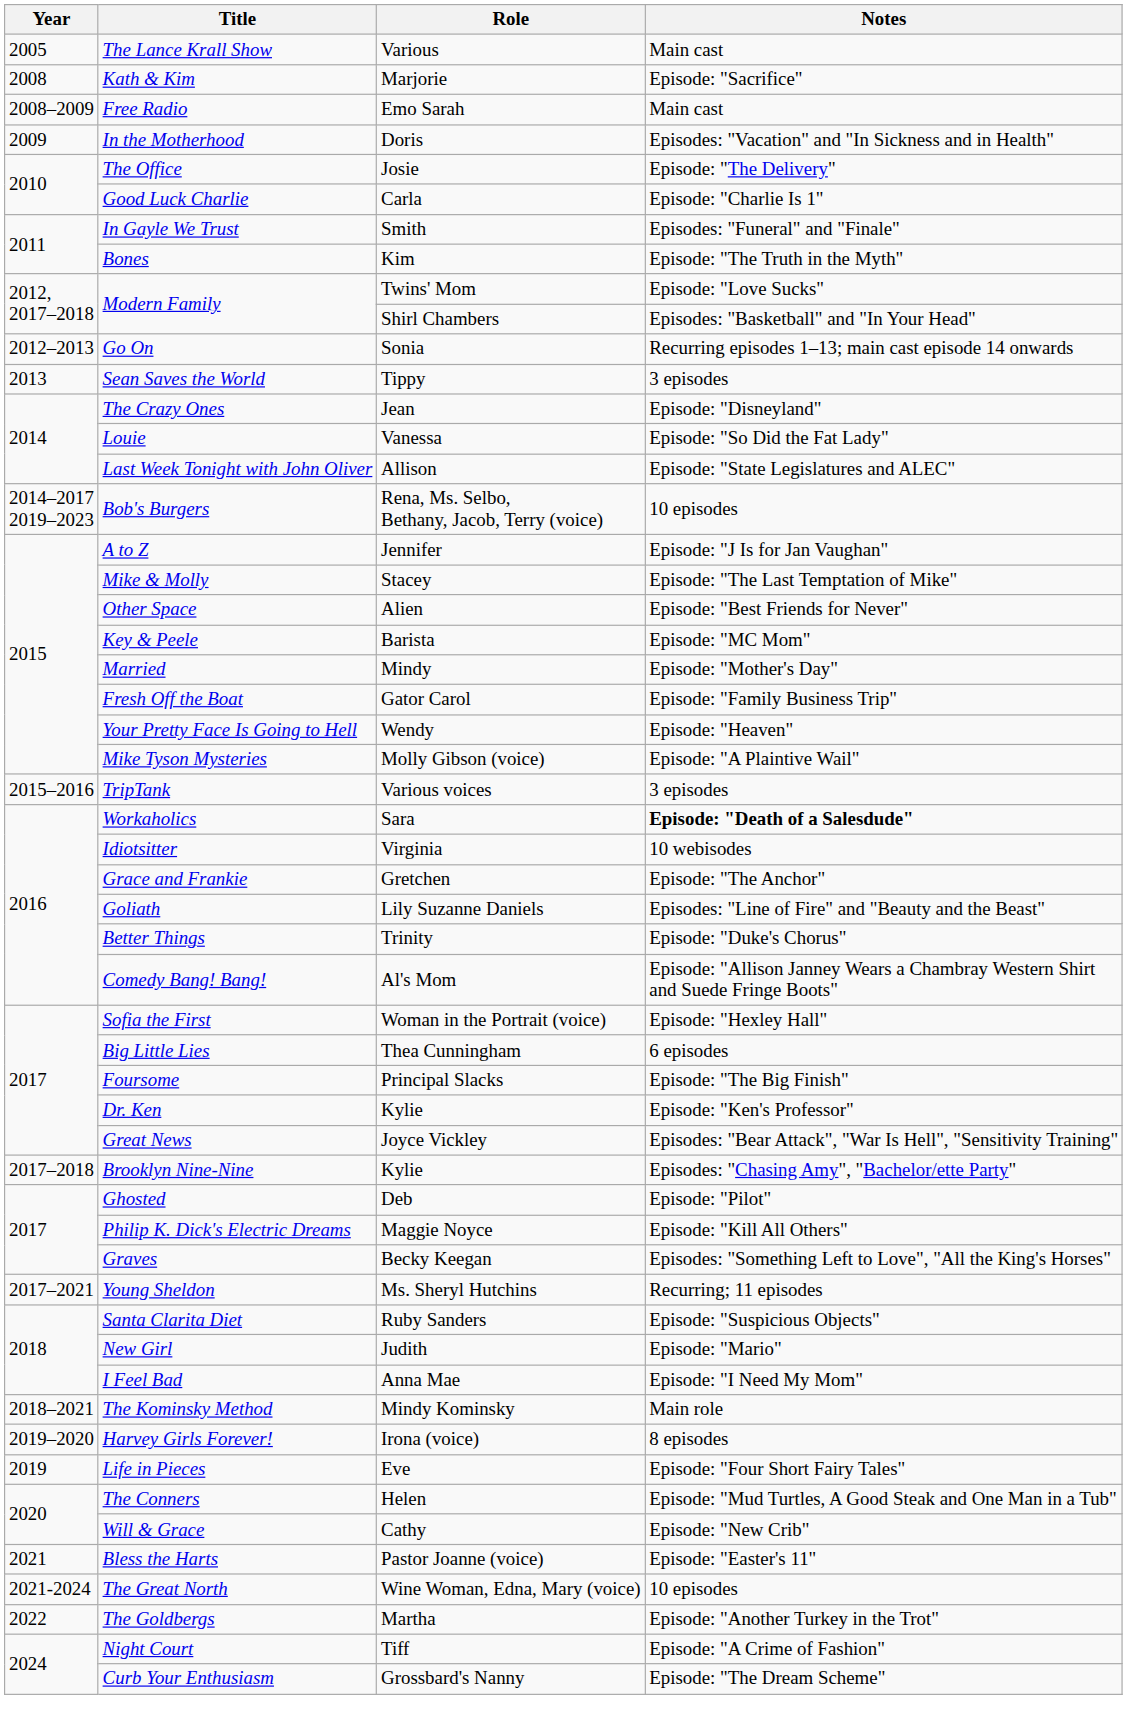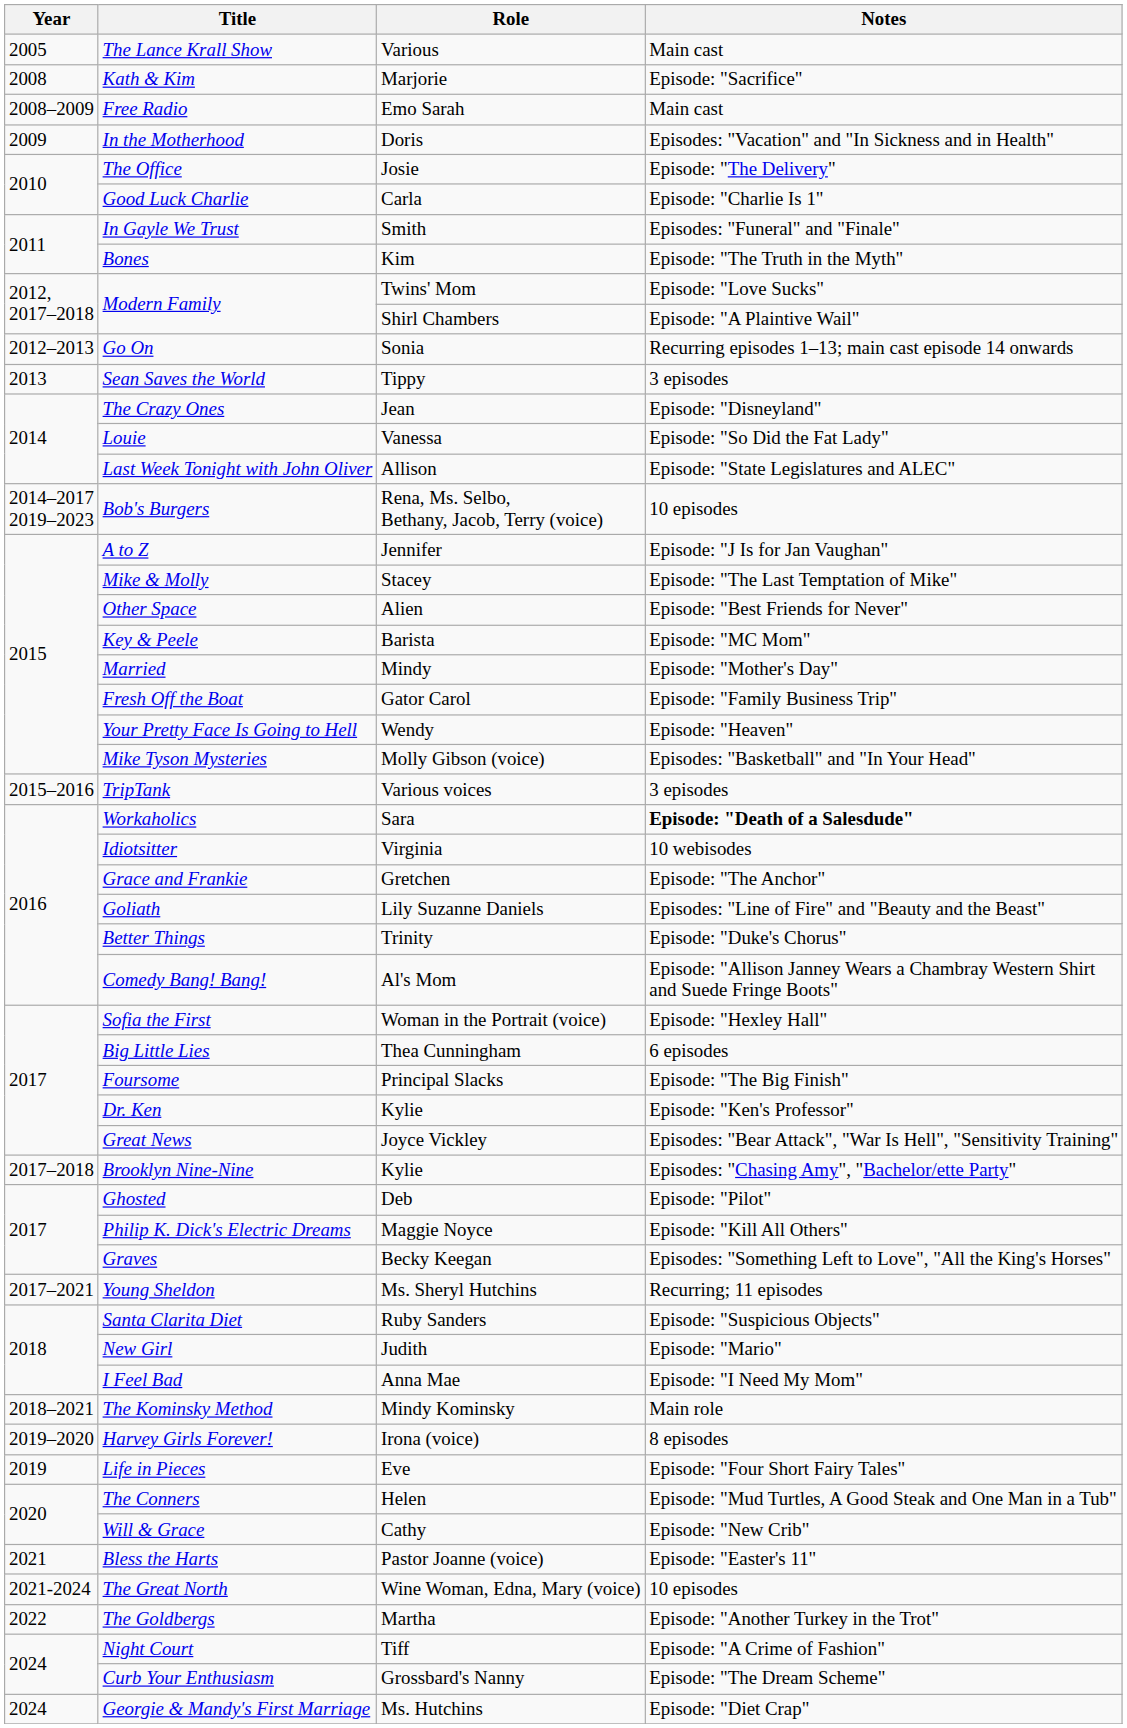(813, 318) Episodes: "Basketball" and "In Your Head" -> (754, 318) Episode: "A Plaintive Wail"
(754, 759) Episode: "A Plaintive Wail" -> (813, 759) Episodes: "Basketball" and "In Your Head"
+ row: (236, 1708)
